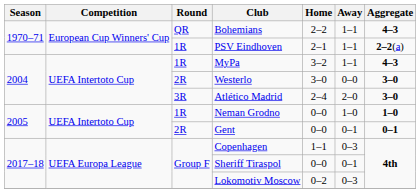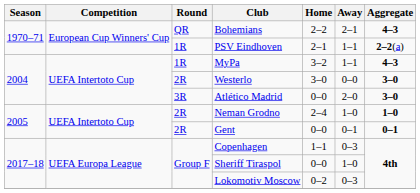(350, 29) 1–1 -> (350, 29) 2–1
(319, 96) 2–4 -> (319, 96) 0–0
(180, 113) 1R -> (180, 113) 2R
(319, 113) 0–0 -> (319, 113) 2–4
(350, 163) 0–1 -> (350, 163) 1–0
